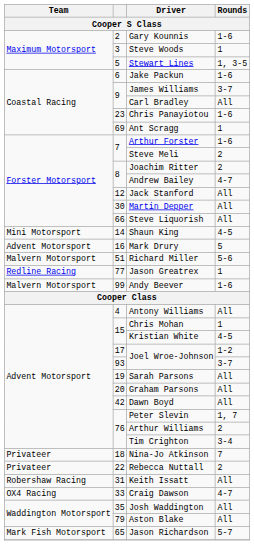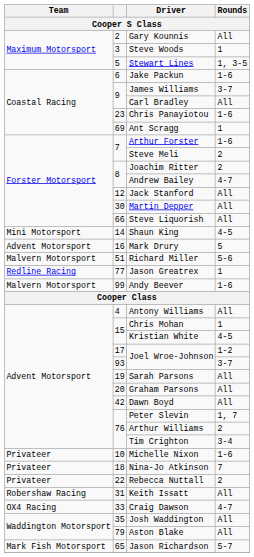(225, 37) 1-6 -> (225, 37) All
+ row: (120, 455)
